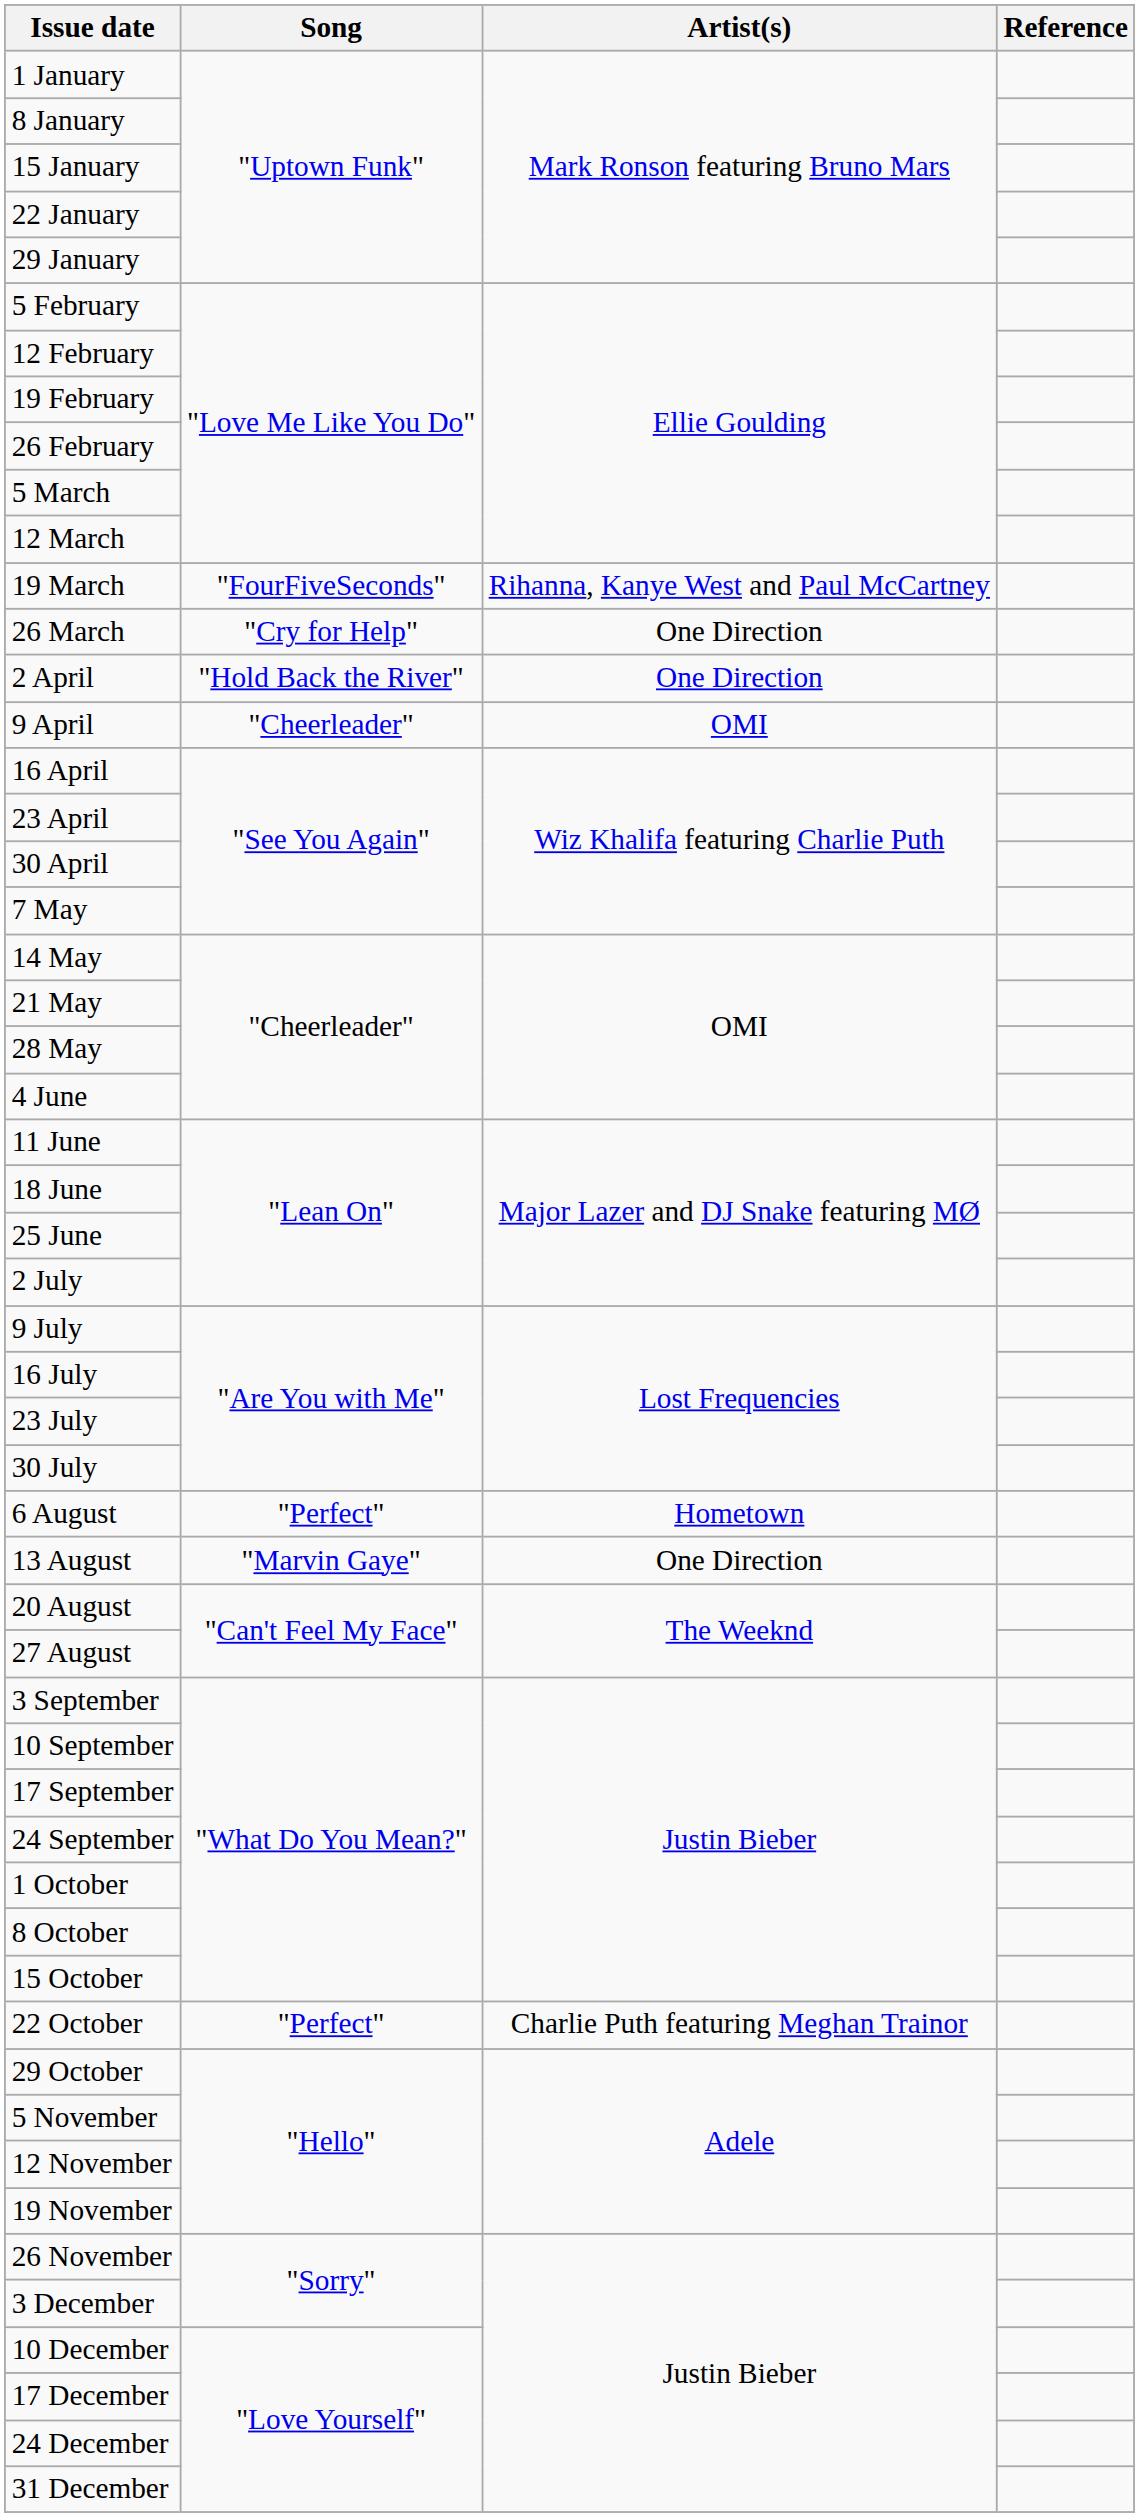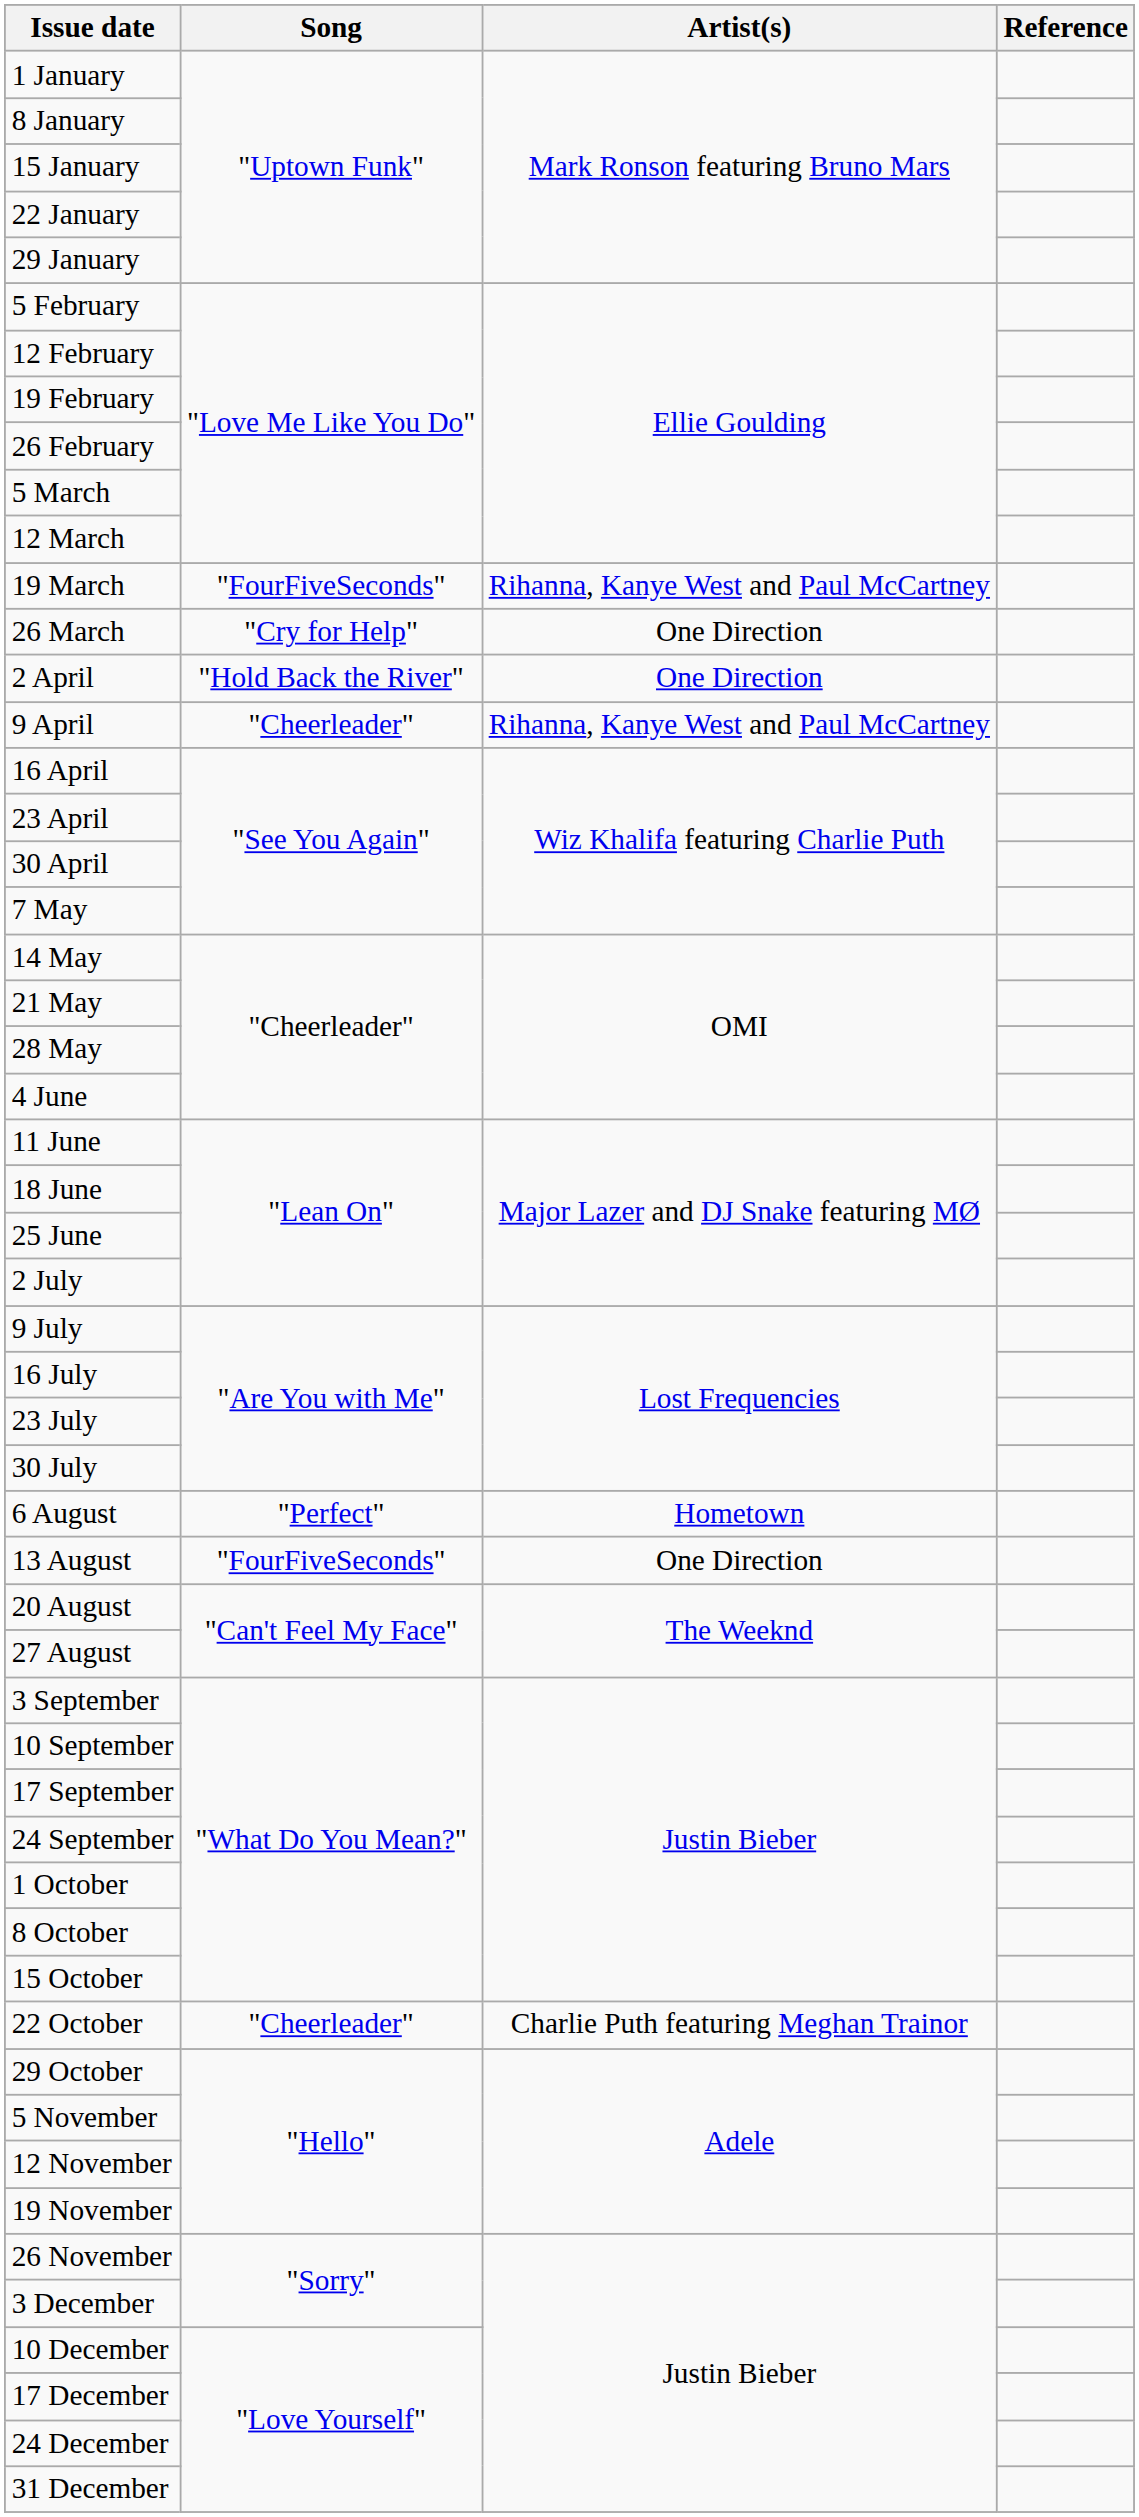(739, 724) OMI -> (739, 724) Rihanna, Kanye West and Paul McCartney
(331, 1560) "Marvin Gaye" -> (331, 1560) "FourFiveSeconds"
(331, 2024) "Perfect" -> (331, 2024) "Cheerleader"
